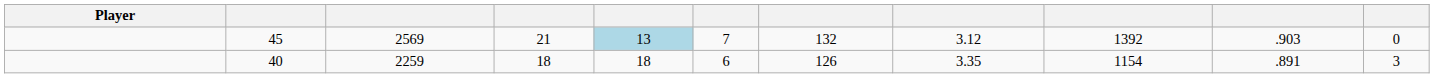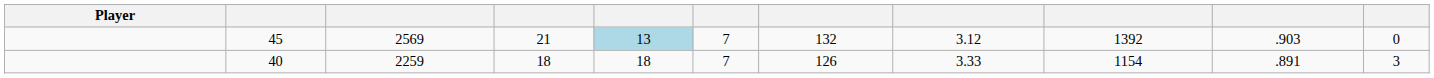(726, 61) 6 -> (726, 61) 7
(969, 61) 3.35 -> (969, 61) 3.33
